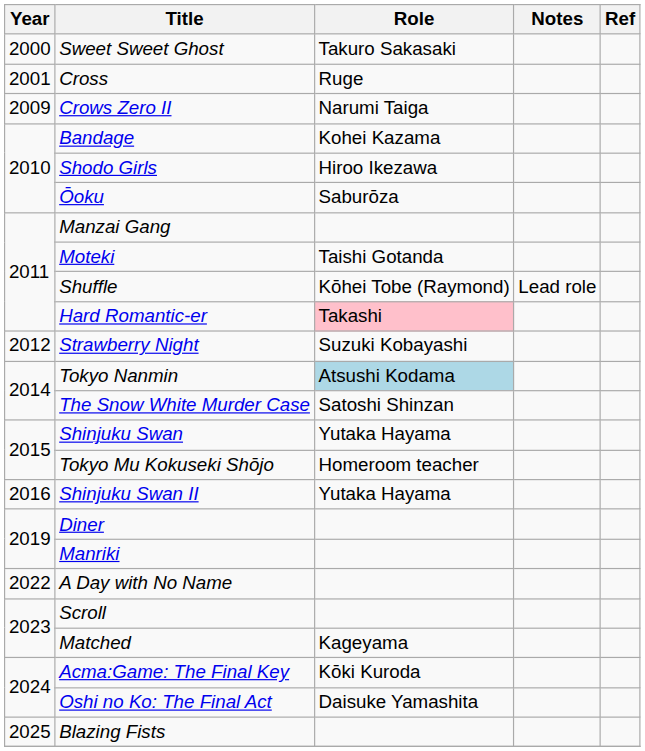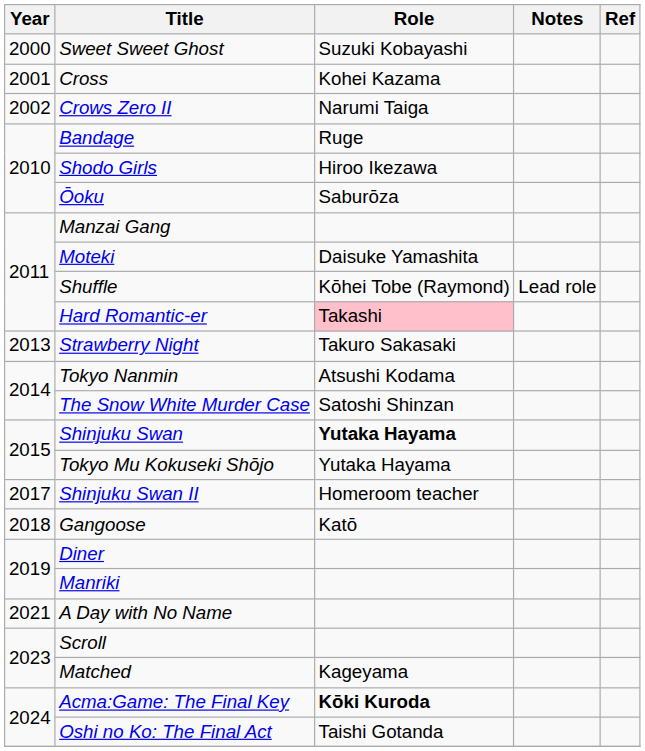(387, 49) Takuro Sakasaki -> (393, 49) Suzuki Kobayashi
(341, 78) Ruge -> (379, 78) Kohei Kazama
(30, 108) 2009 -> (30, 108) 2002
(379, 138) Kohei Kazama -> (341, 138) Ruge
(381, 256) Taishi Gotanda -> (398, 256) Daisuke Yamashita
(30, 345) 2012 -> (30, 345) 2013
(393, 345) Suzuki Kobayashi -> (387, 345) Takuro Sakasaki
(387, 375) lightblue background -> (387, 375) no background
(385, 434) normal -> (387, 434) bold
(399, 464) Homeroom teacher -> (385, 464) Yutaka Hayama
(30, 494) 2016 -> (30, 494) 2017
(385, 494) Yutaka Hayama -> (399, 494) Homeroom teacher
+ row: (102, 524)
(30, 583) 2022 -> (30, 613) 2021
(370, 672) normal -> (374, 702) bold
(398, 702) Daisuke Yamashita -> (381, 731) Taishi Gotanda
- row: (112, 731)
